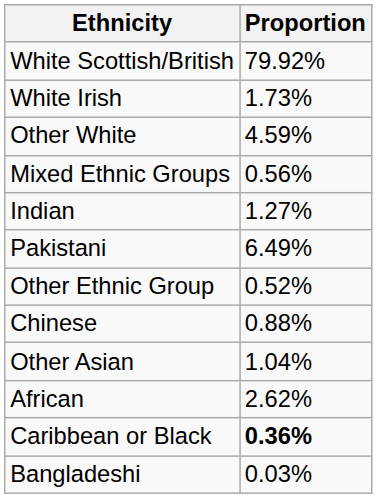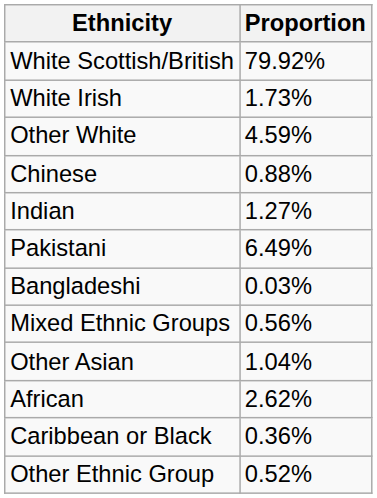rows swapped: (120, 173) <-> (54, 323)
rows swapped: (75, 473) <-> (112, 286)
(278, 436) bold -> (278, 436) normal
